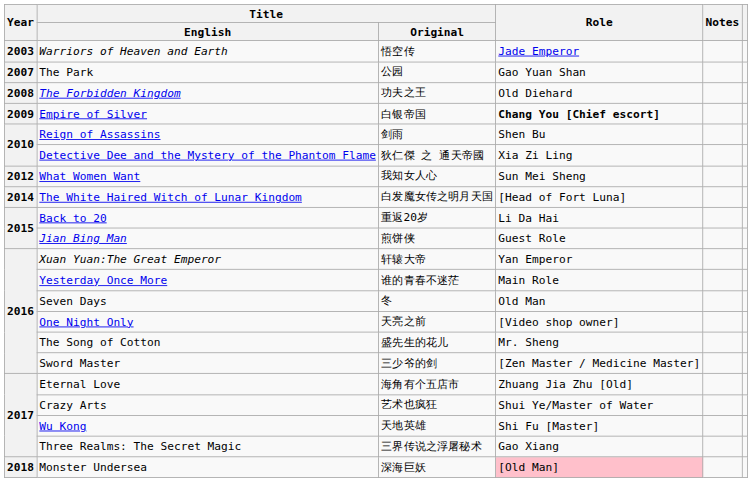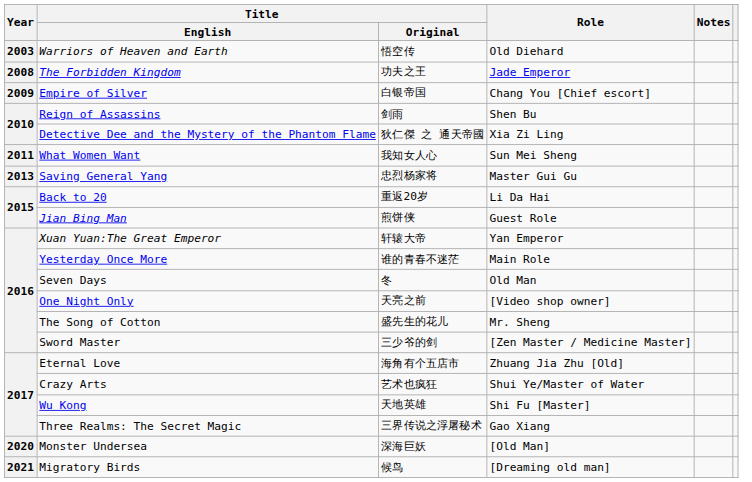(539, 51) Jade Emperor -> (526, 51) Old Diehard
- row: (66, 72)
(535, 93) Old Diehard -> (530, 72) Jade Emperor
(579, 114) bold -> (570, 93) normal
(21, 176) 2012 -> (21, 155) 2011
+ row: (103, 176)
- row: (171, 197)
(21, 467) 2018 -> (21, 446) 2020
(529, 467) pink background -> (520, 446) no background
+ row: (90, 467)
